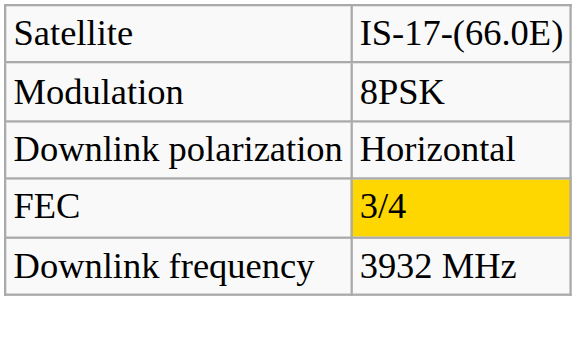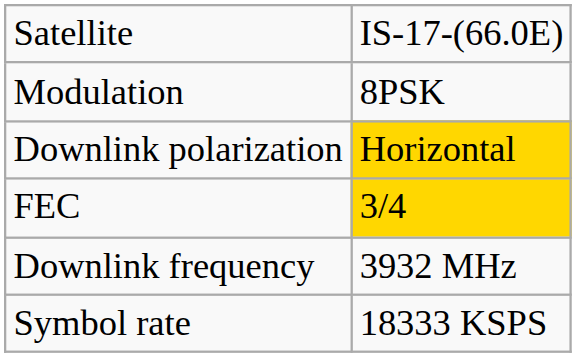(438, 149) no background -> (438, 149) gold background
+ row: (102, 322)
